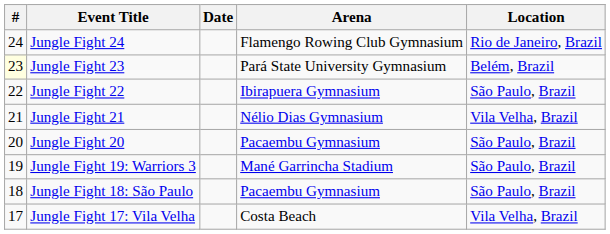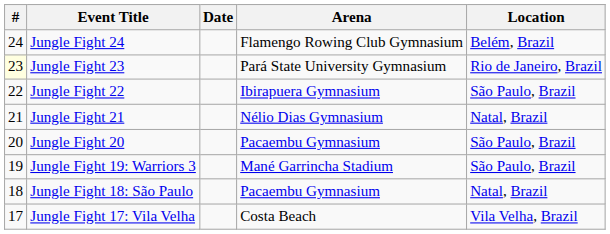(536, 42) Rio de Janeiro, Brazil -> (512, 42) Belém, Brazil
(512, 67) Belém, Brazil -> (536, 67) Rio de Janeiro, Brazil
(524, 117) Vila Velha, Brazil -> (509, 117) Natal, Brazil
(523, 191) São Paulo, Brazil -> (509, 191) Natal, Brazil
